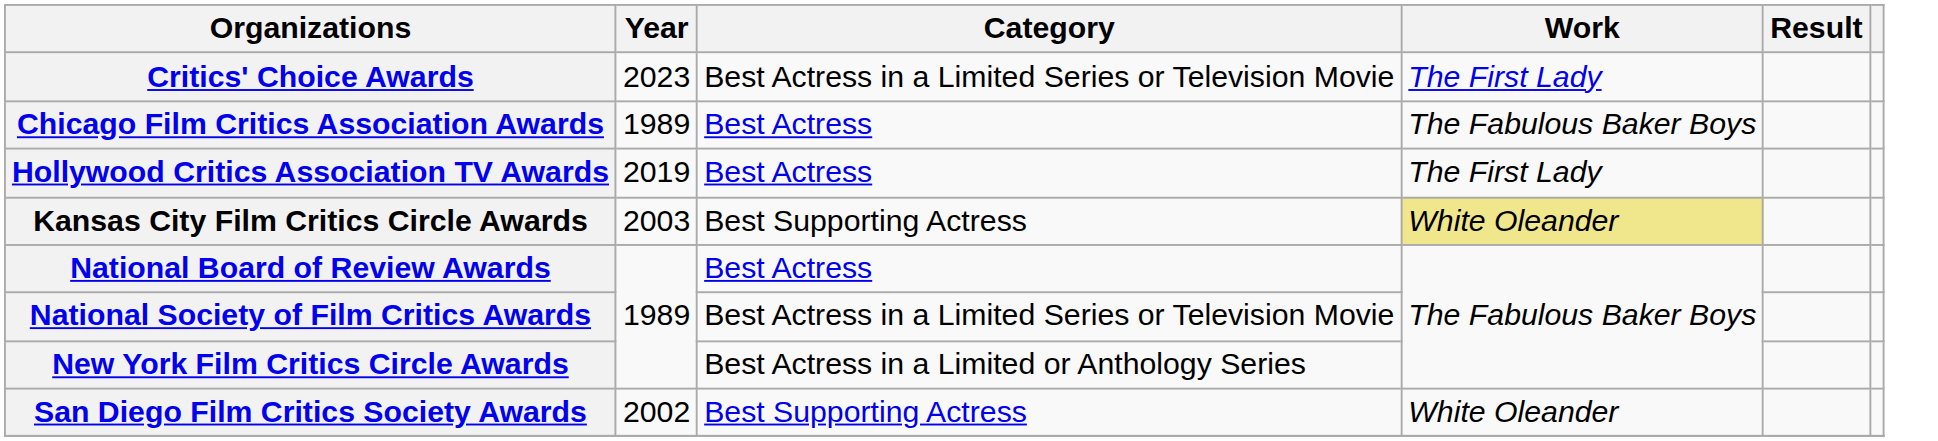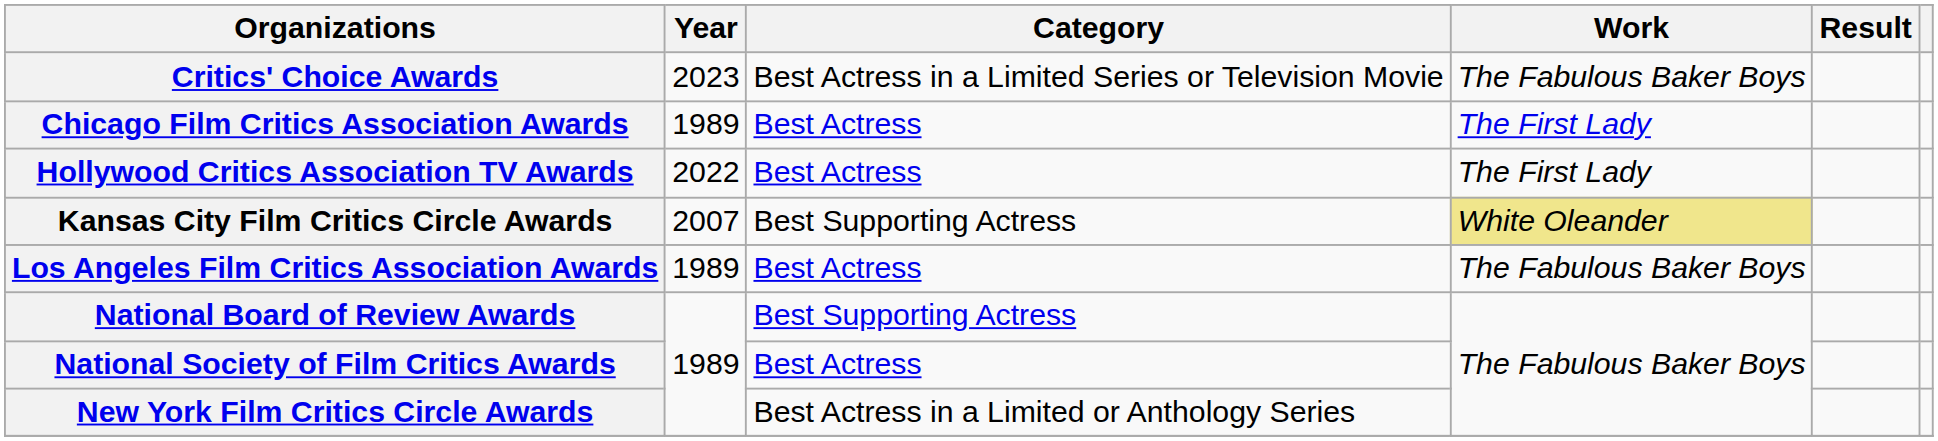(1505, 76) The First Lady -> (1632, 76) The Fabulous Baker Boys
(1582, 124) The Fabulous Baker Boys -> (1554, 124) The First Lady
(657, 172) 2019 -> (706, 172) 2022
(657, 220) 2003 -> (706, 220) 2007
+ row: (335, 268)
(788, 268) Best Actress -> (915, 316) Best Supporting Actress
(1049, 316) Best Actress in a Limited Series or Television Movie -> (838, 364) Best Actress
- row: (310, 412)
